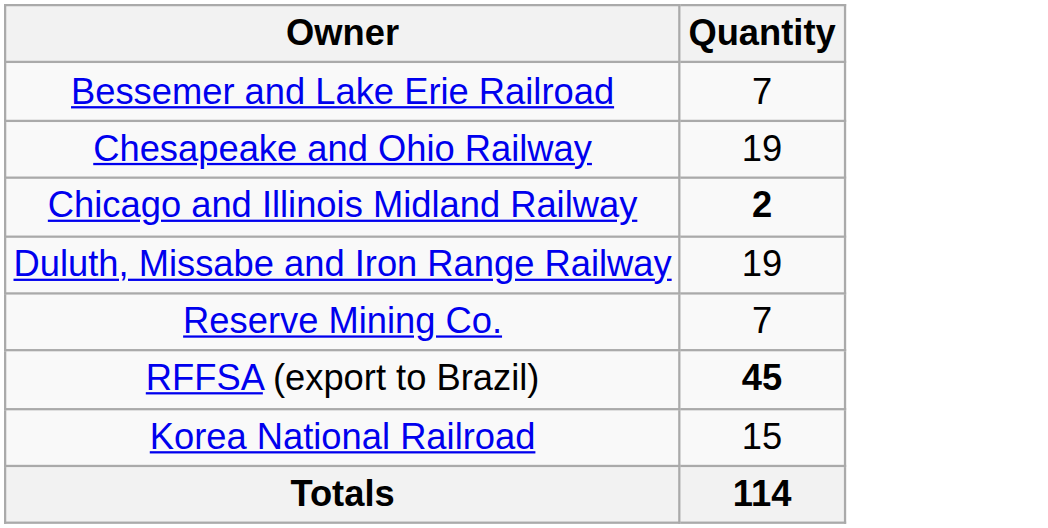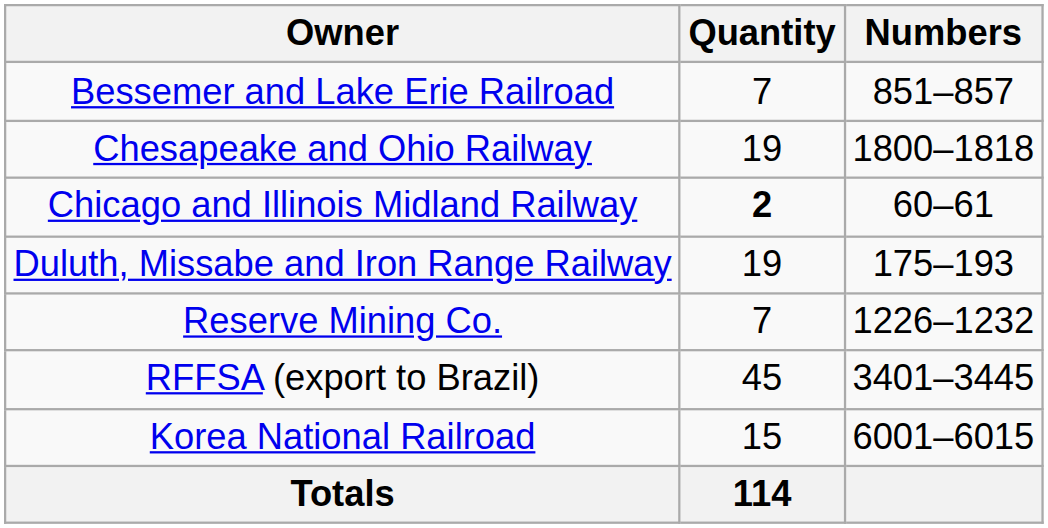+ column: (943, 33)
(762, 378) bold -> (762, 378) normal
